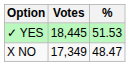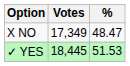rows swapped: (25, 33) <-> (22, 52)
